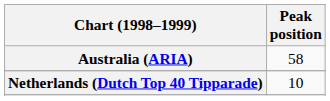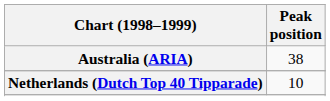(296, 58) 58 -> (296, 58) 38
